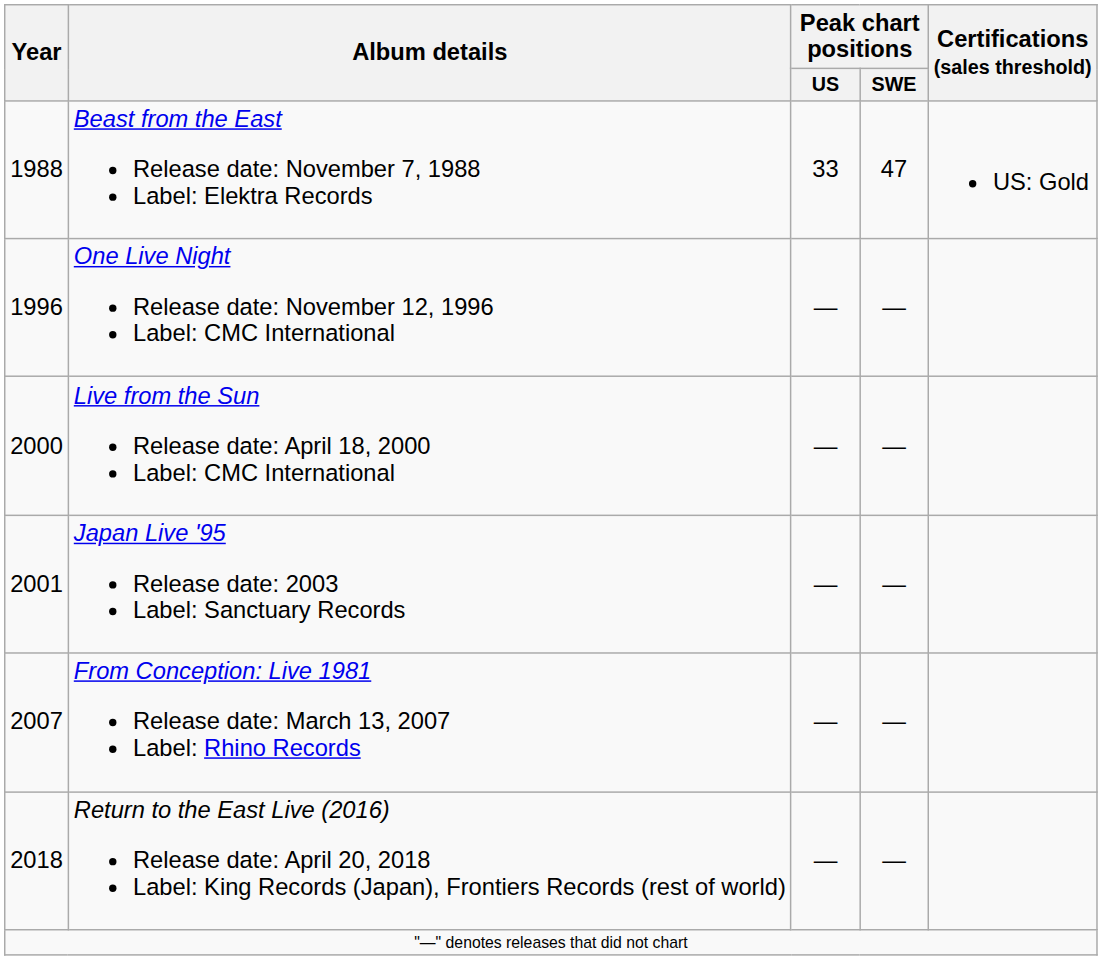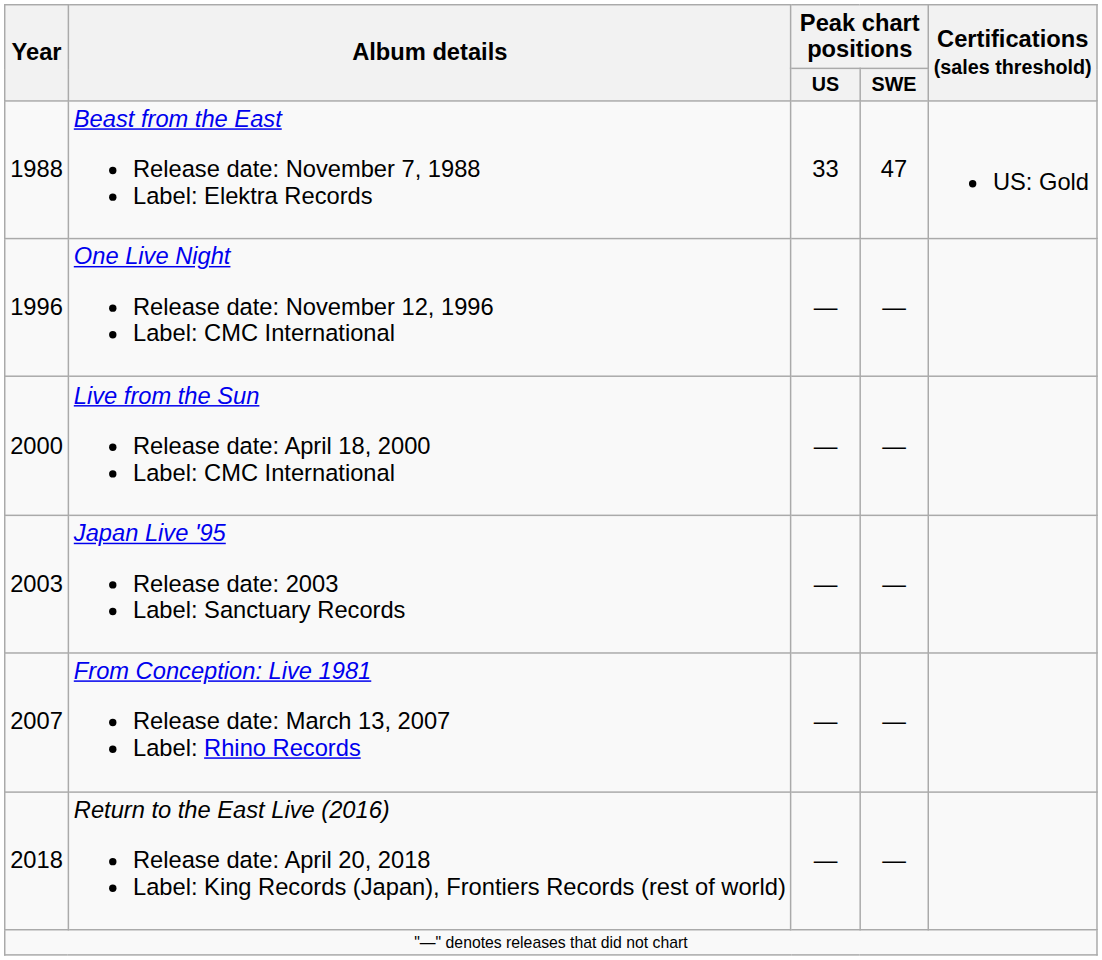(37, 583) 2001 -> (37, 583) 2003
